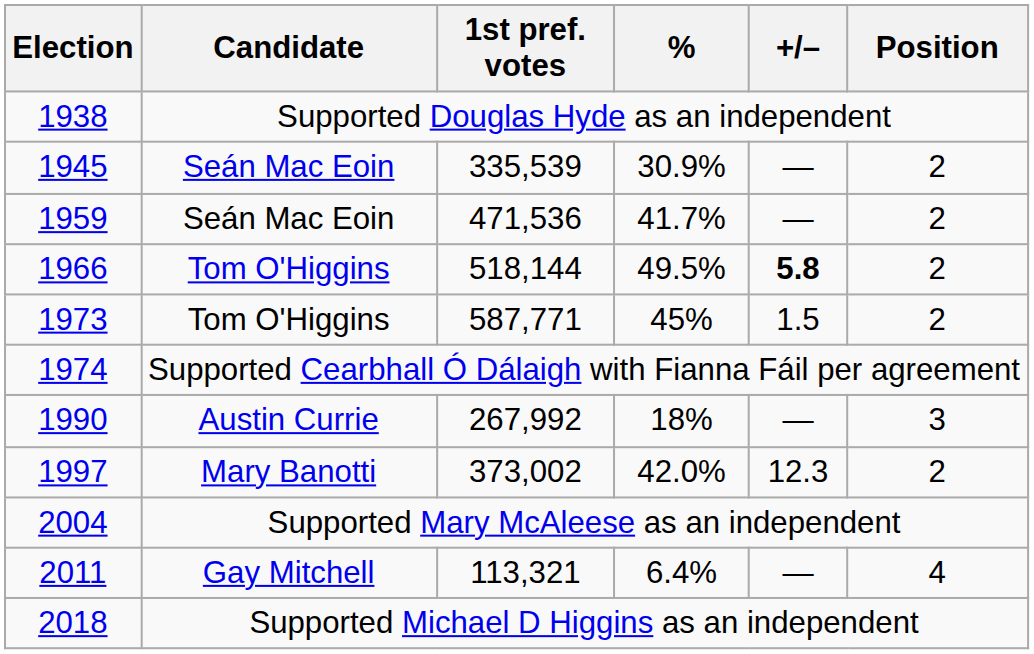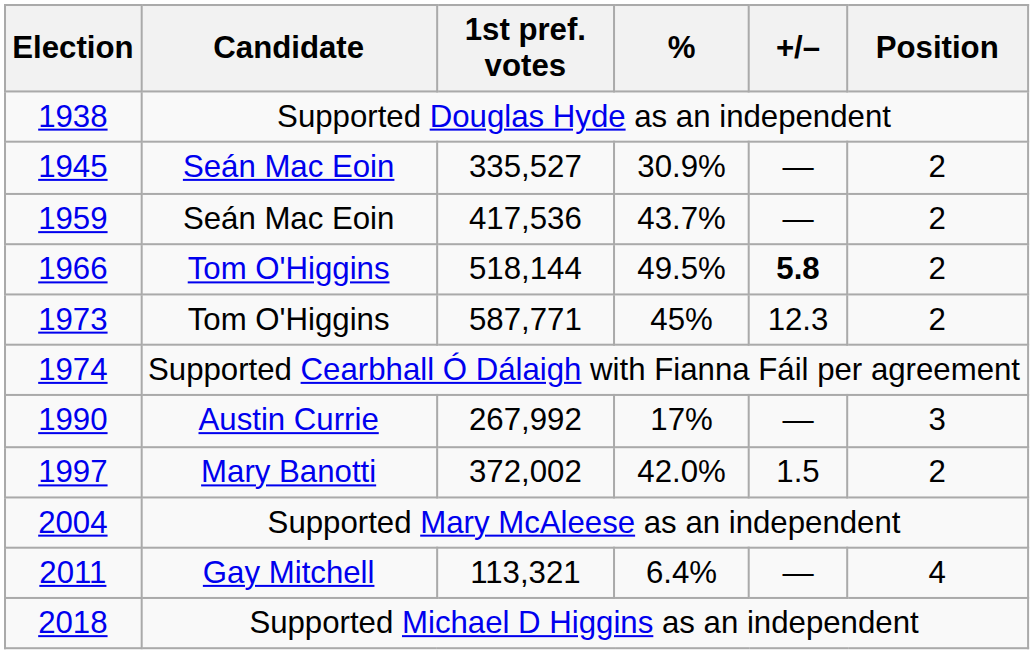(525, 166) 335,539 -> (525, 166) 335,527
(525, 217) 471,536 -> (525, 217) 417,536
(682, 217) 41.7% -> (682, 217) 43.7%
(798, 318) 1.5 -> (798, 318) 12.3
(682, 419) 18% -> (682, 419) 17%
(525, 470) 373,002 -> (525, 470) 372,002
(798, 470) 12.3 -> (798, 470) 1.5
